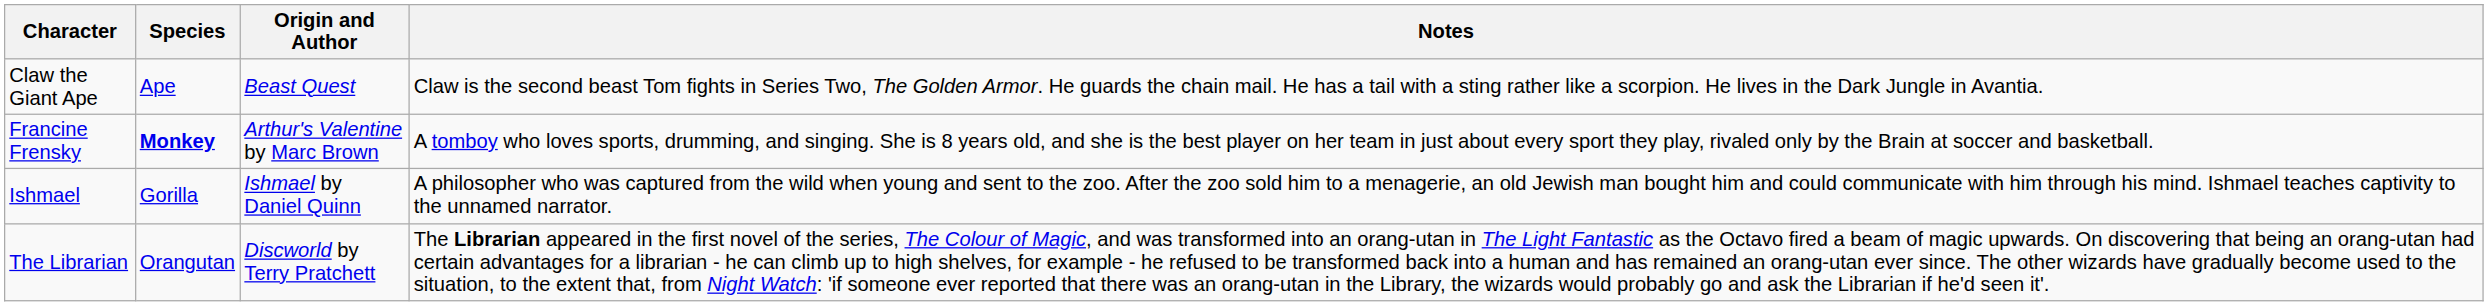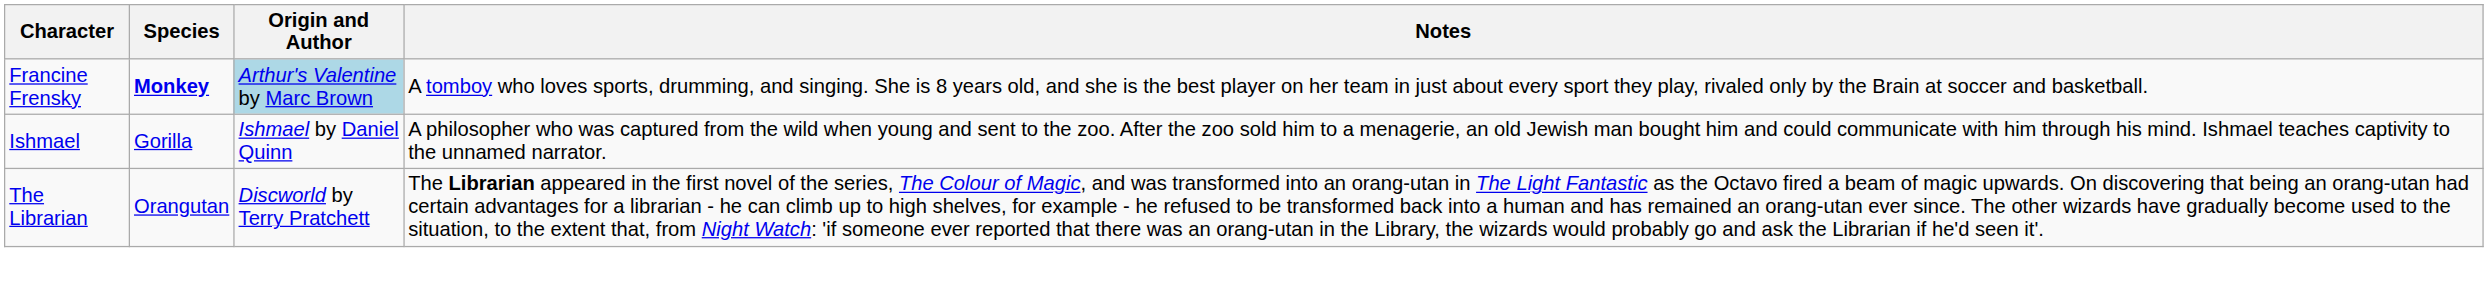- row: (54, 86)
(323, 141) no background -> (317, 86) lightblue background
